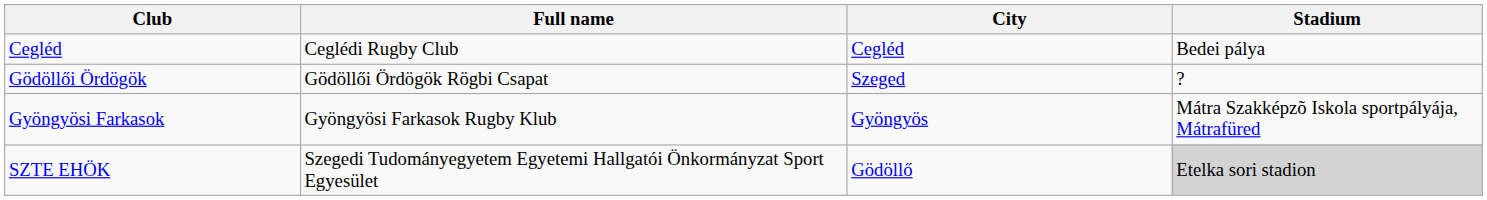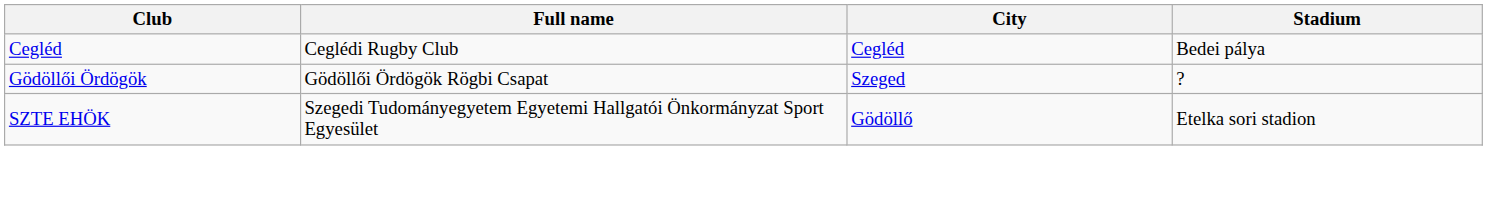- row: (87, 118)
(1246, 169) lightgrey background -> (1246, 118) no background
